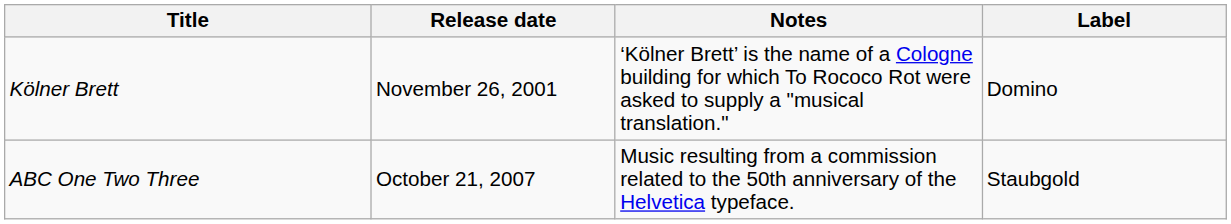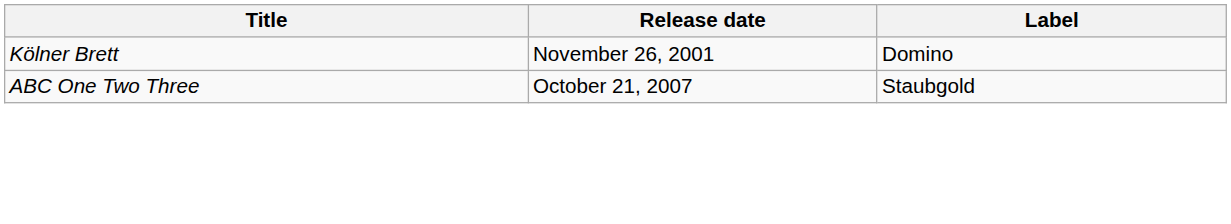- column: (799, 20)
